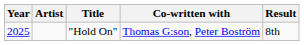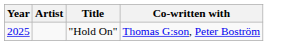- column: (281, 13)
